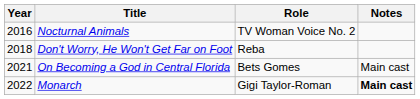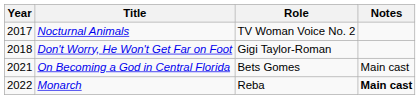(20, 31) 2016 -> (20, 31) 2017
(251, 49) Reba -> (284, 49) Gigi Taylor-Roman
(284, 85) Gigi Taylor-Roman -> (251, 85) Reba
